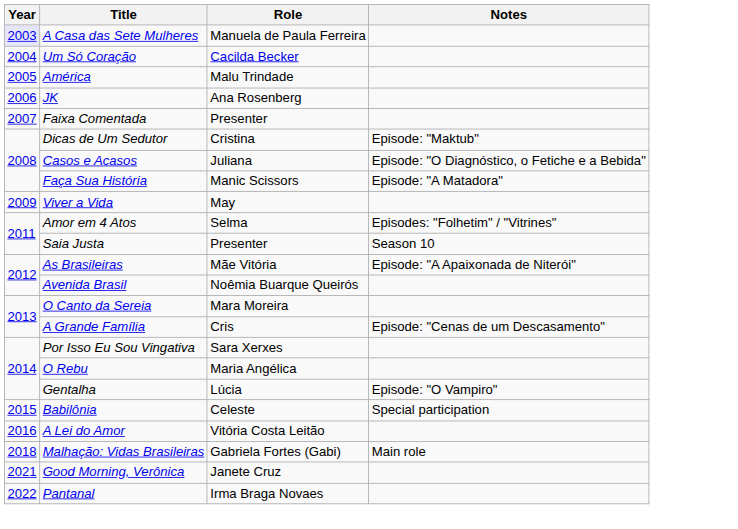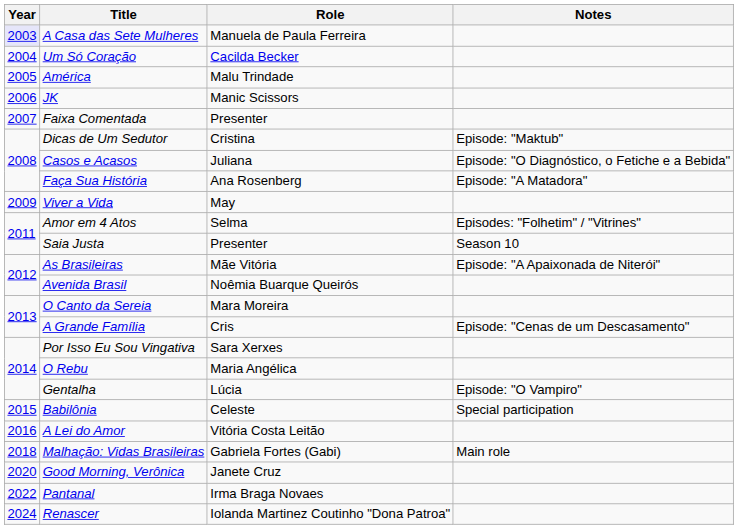(256, 98) Ana Rosenberg -> (254, 98) Manic Scissors
(254, 181) Manic Scissors -> (256, 181) Ana Rosenberg
(22, 472) 2021 -> (22, 472) 2020
+ row: (71, 514)
